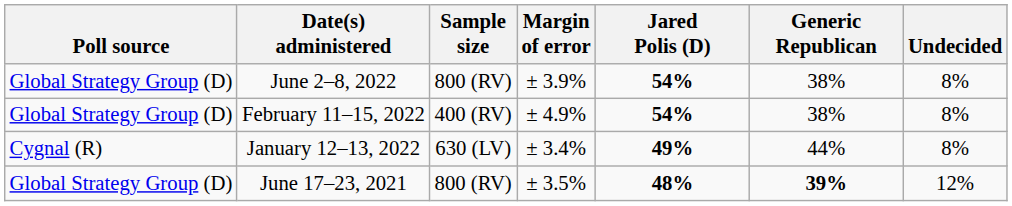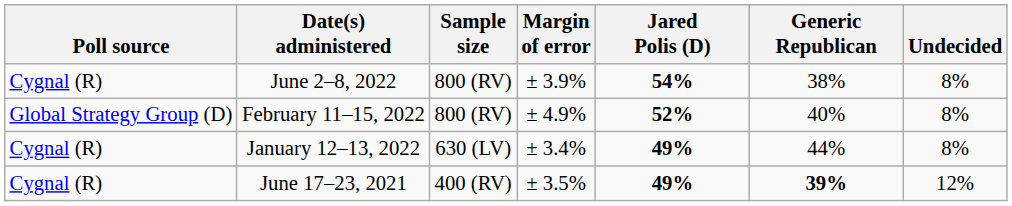(121, 80) Global Strategy Group (D) -> (56, 80) Cygnal (R)
(473, 114) 400 (RV) -> (473, 114) 800 (RV)
(672, 114) 54% -> (672, 114) 52%
(826, 114) 38% -> (826, 114) 40%
(121, 183) Global Strategy Group (D) -> (56, 183) Cygnal (R)
(473, 183) 800 (RV) -> (473, 183) 400 (RV)
(672, 183) 48% -> (672, 183) 49%
